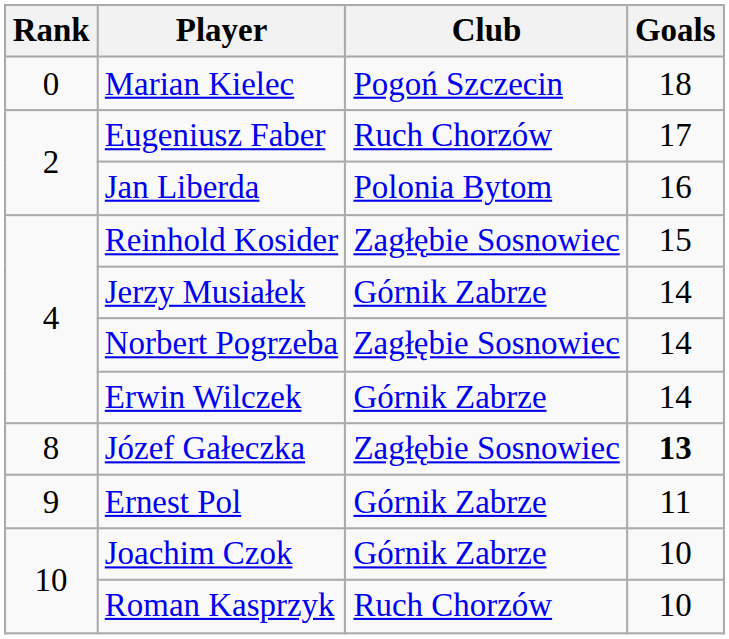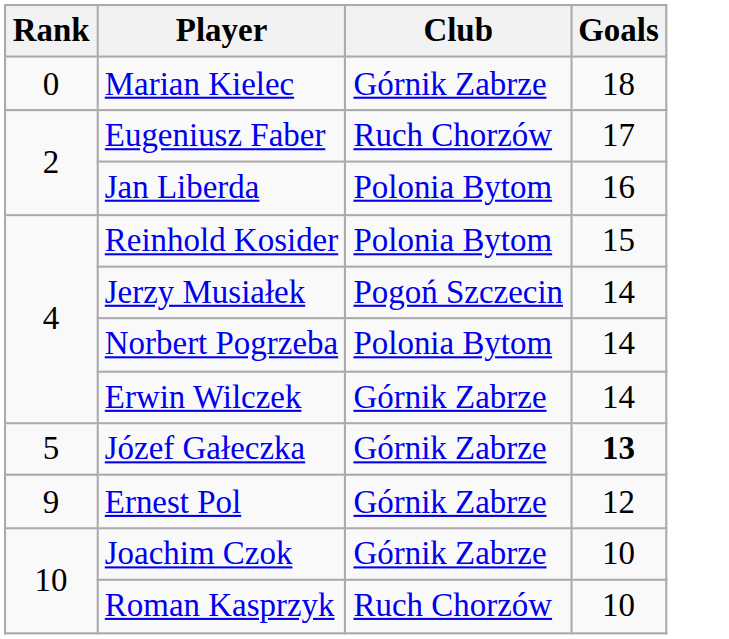(458, 82) Pogoń Szczecin -> (450, 82) Górnik Zabrze
(487, 239) Zagłębie Sosnowiec -> (453, 239) Polonia Bytom
(450, 291) Górnik Zabrze -> (458, 291) Pogoń Szczecin
(487, 344) Zagłębie Sosnowiec -> (453, 344) Polonia Bytom
(51, 448) 8 -> (51, 448) 5
(487, 448) Zagłębie Sosnowiec -> (450, 448) Górnik Zabrze
(675, 501) 11 -> (619, 501) 12
